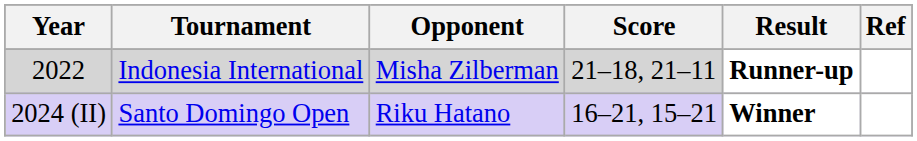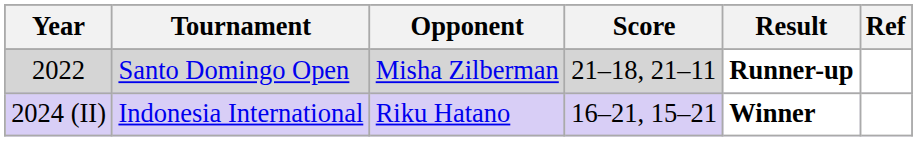(241, 70) Indonesia International -> (234, 70) Santo Domingo Open
(234, 114) Santo Domingo Open -> (241, 114) Indonesia International
